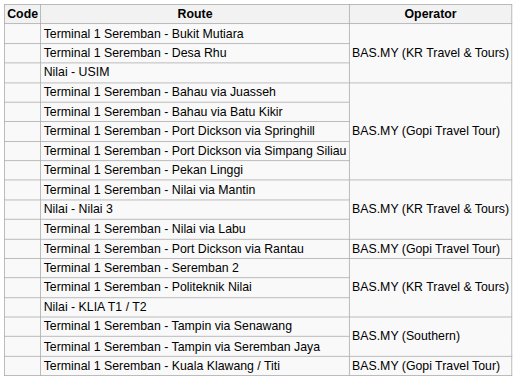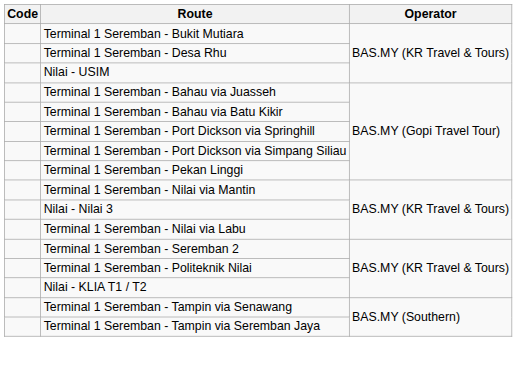- row: (174, 248)
- row: (162, 365)
